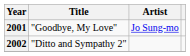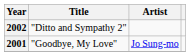rows swapped: (17, 28) <-> (17, 43)
